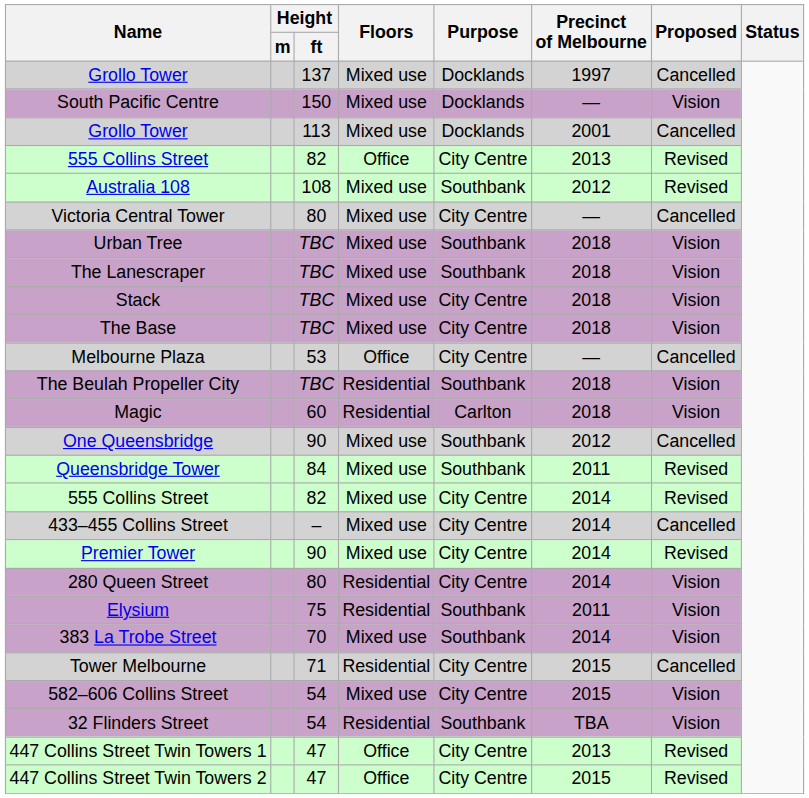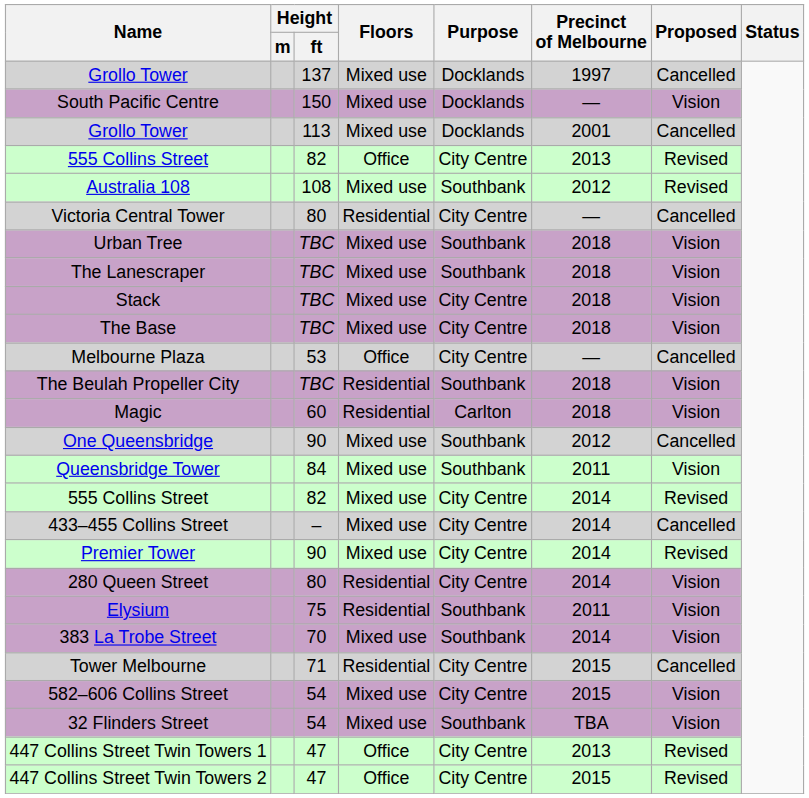(386, 215) Mixed use -> (386, 215) Residential
(696, 469) Revised -> (696, 469) Vision
(386, 722) Residential -> (386, 722) Mixed use
